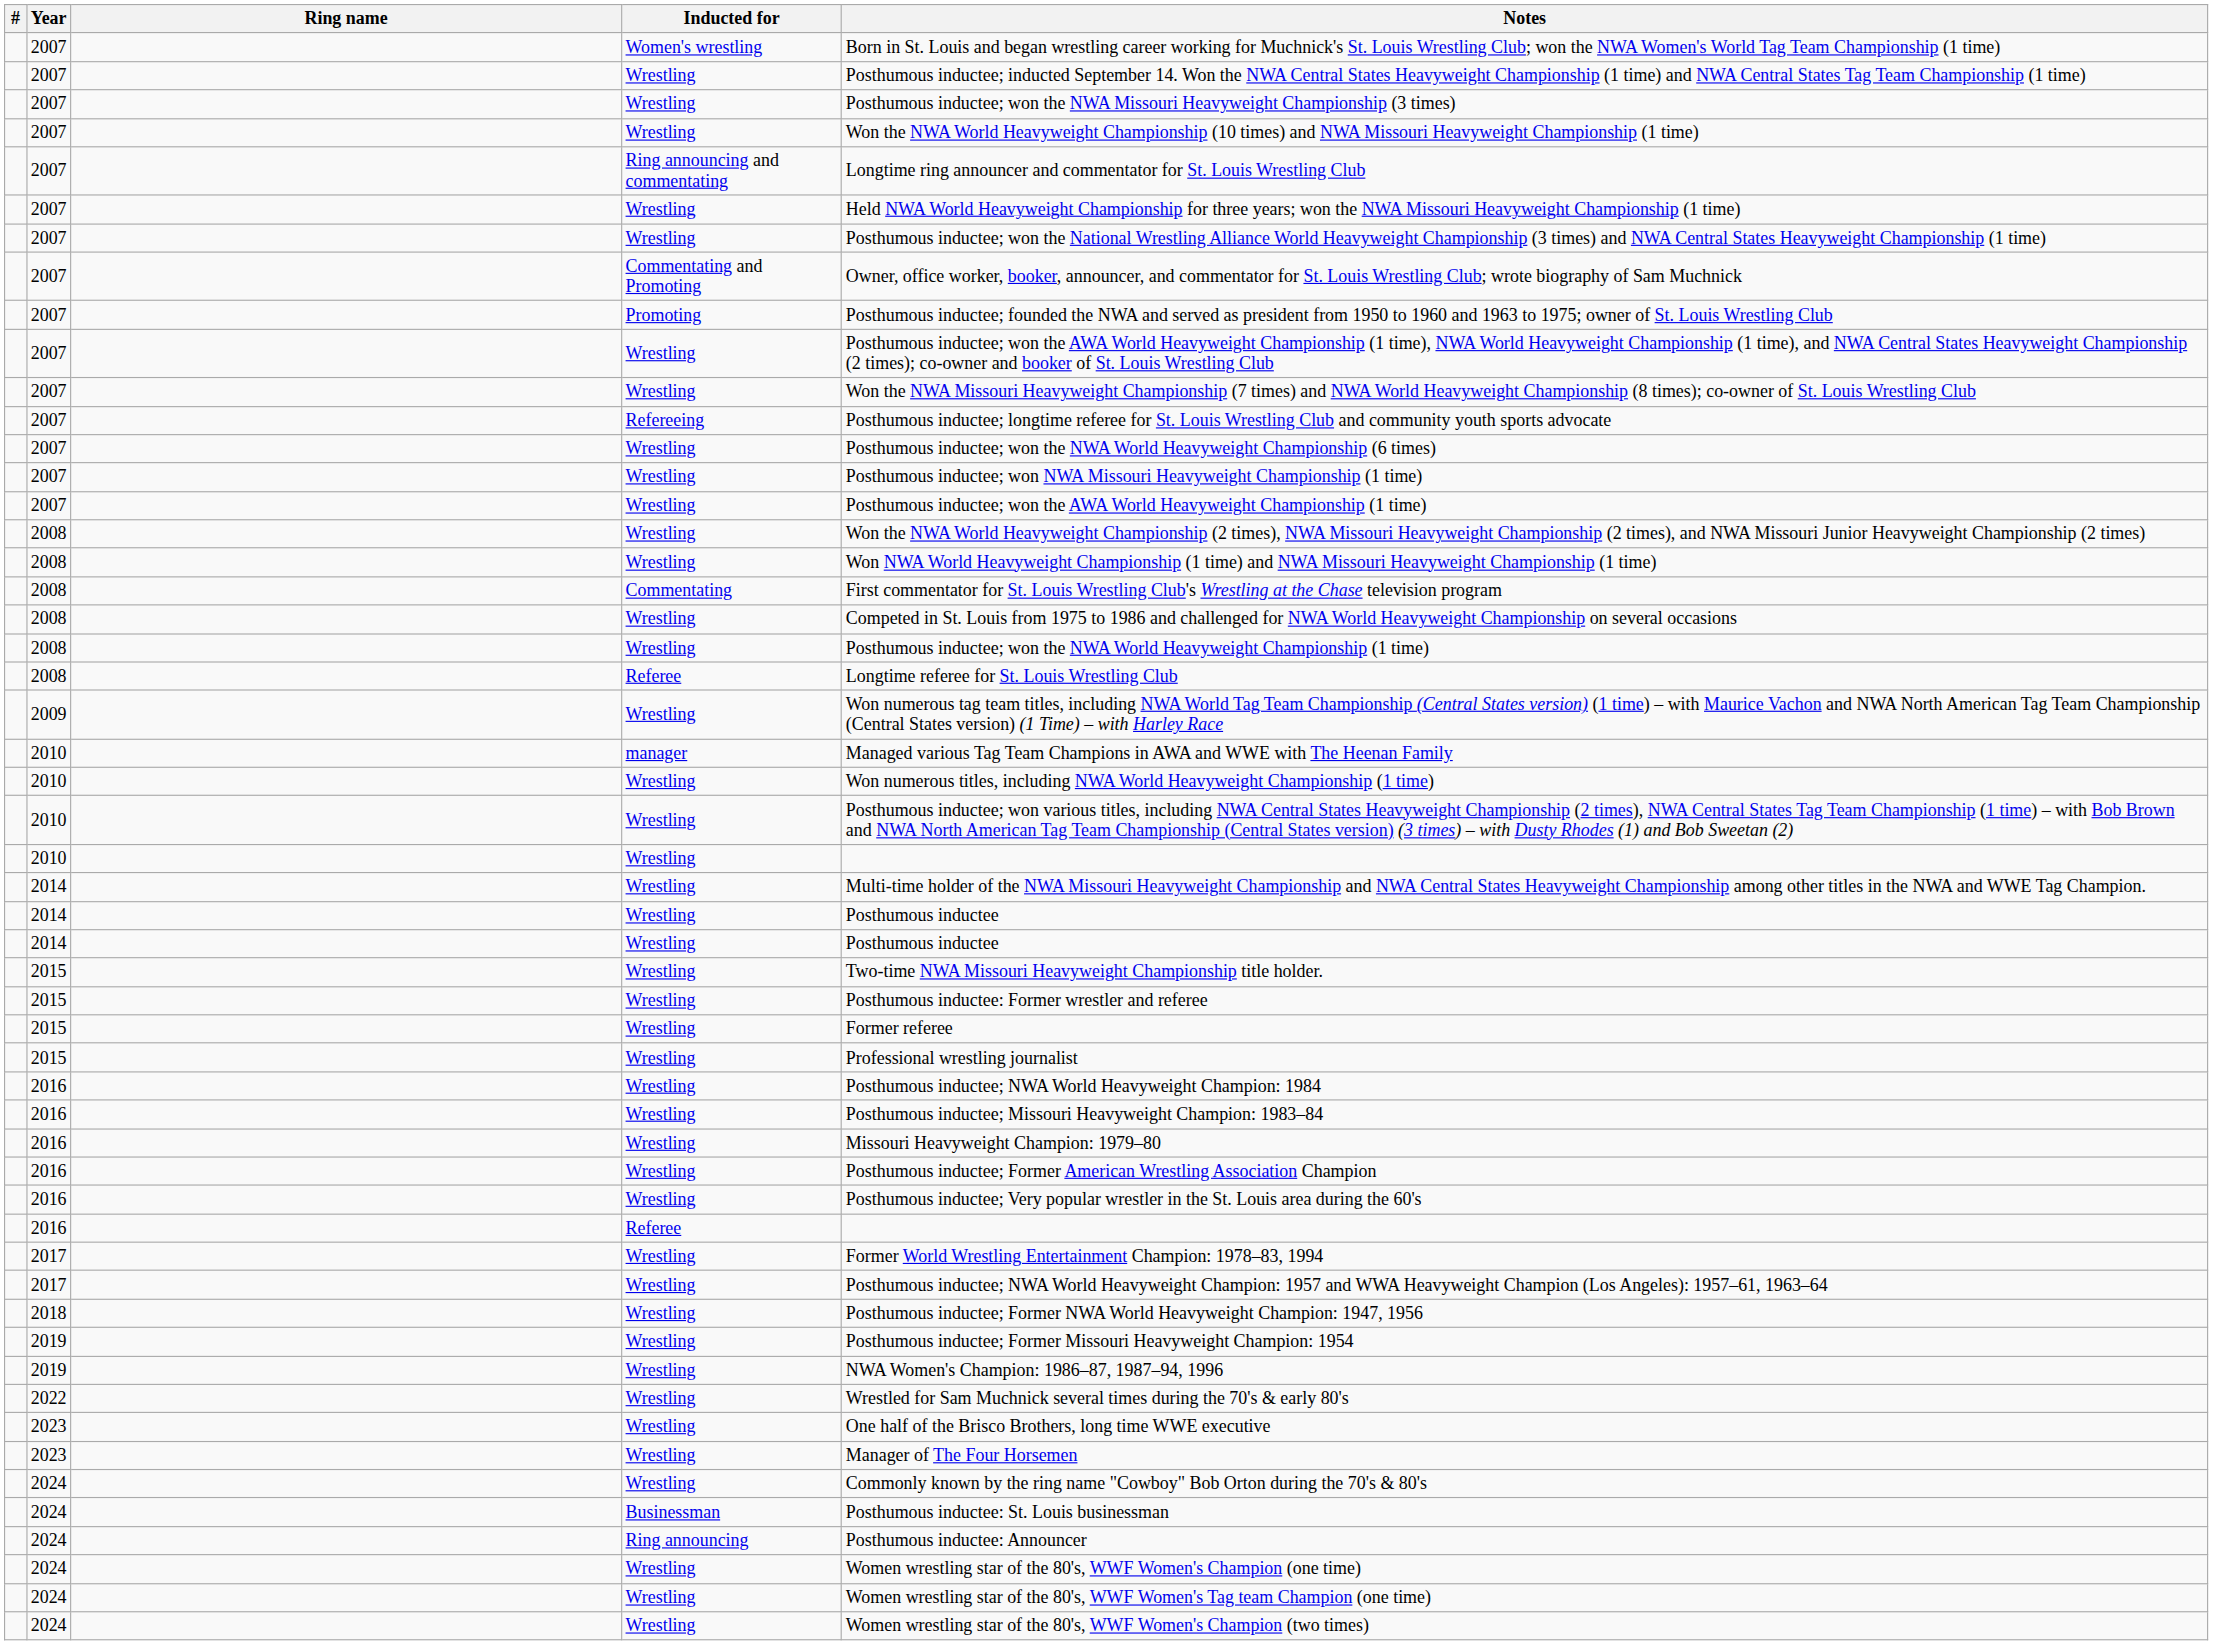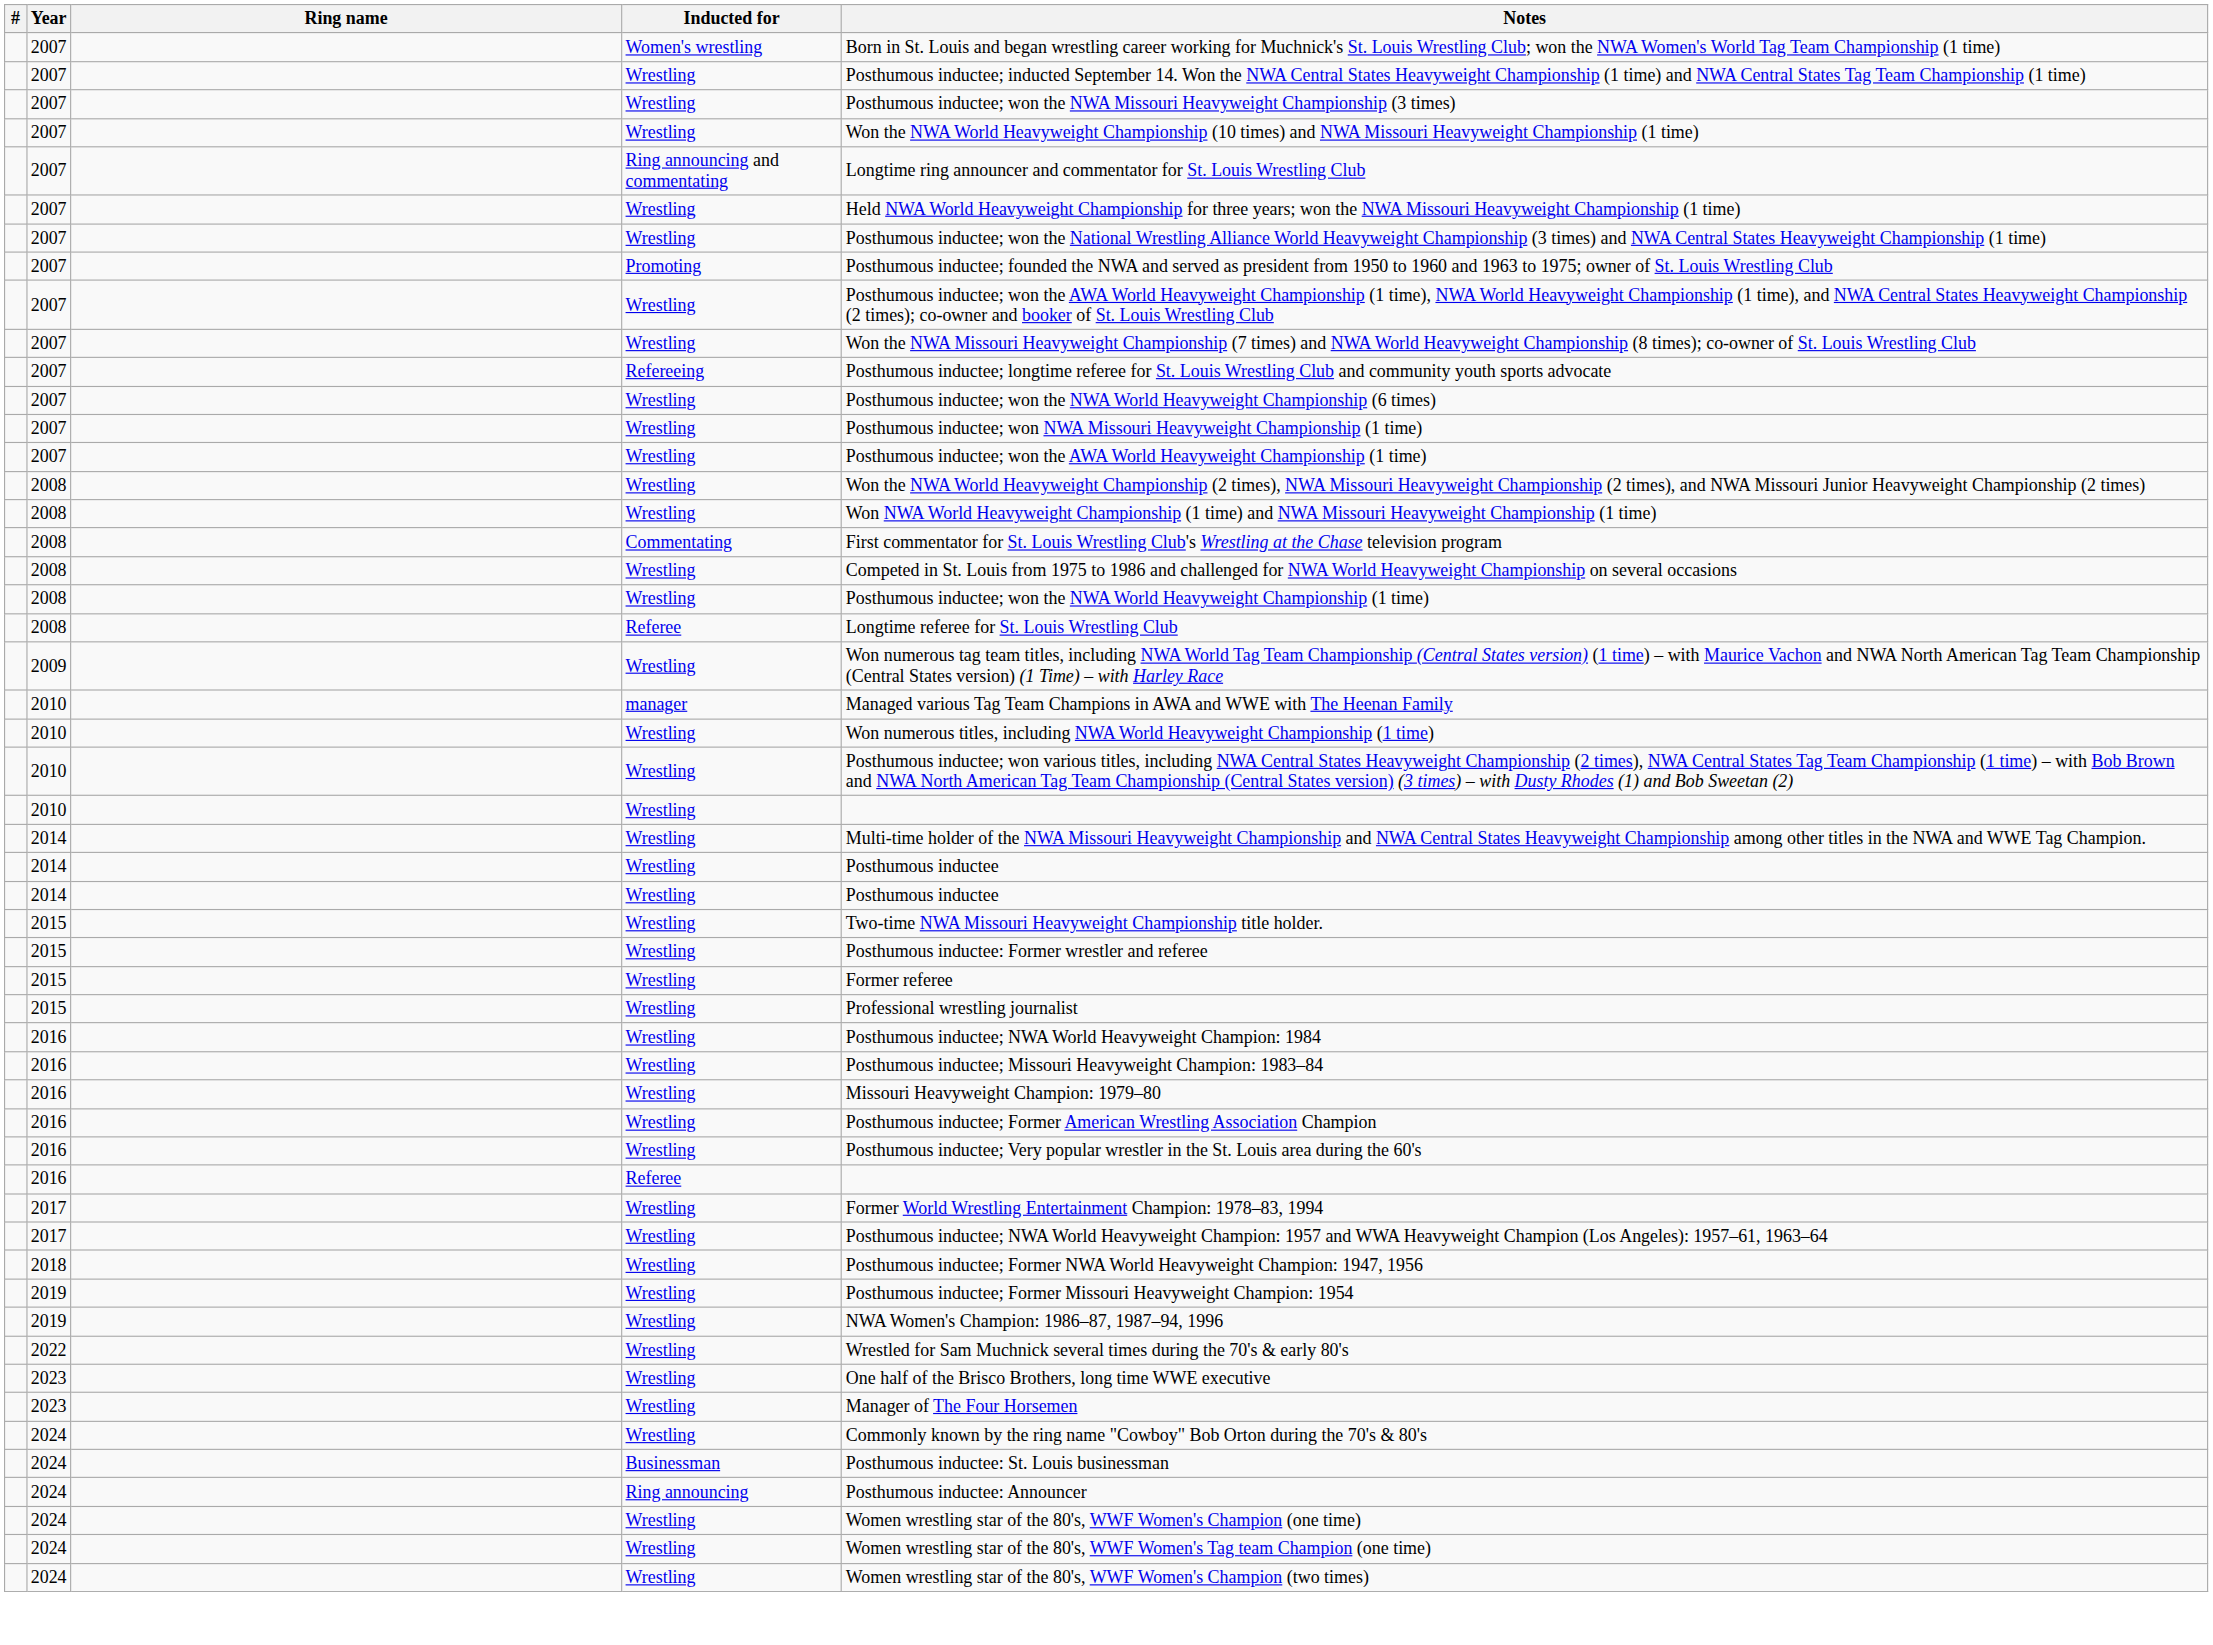- row: (49, 276)
